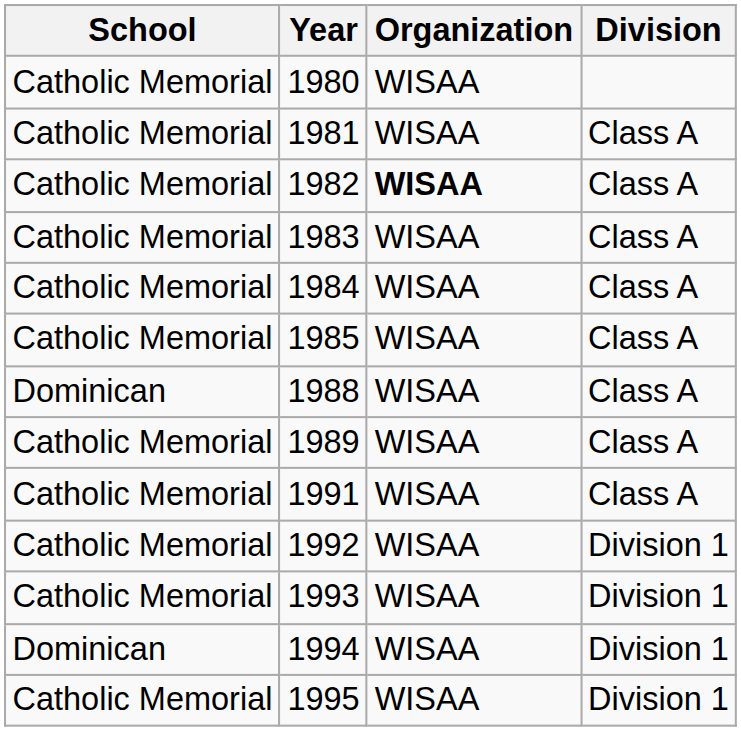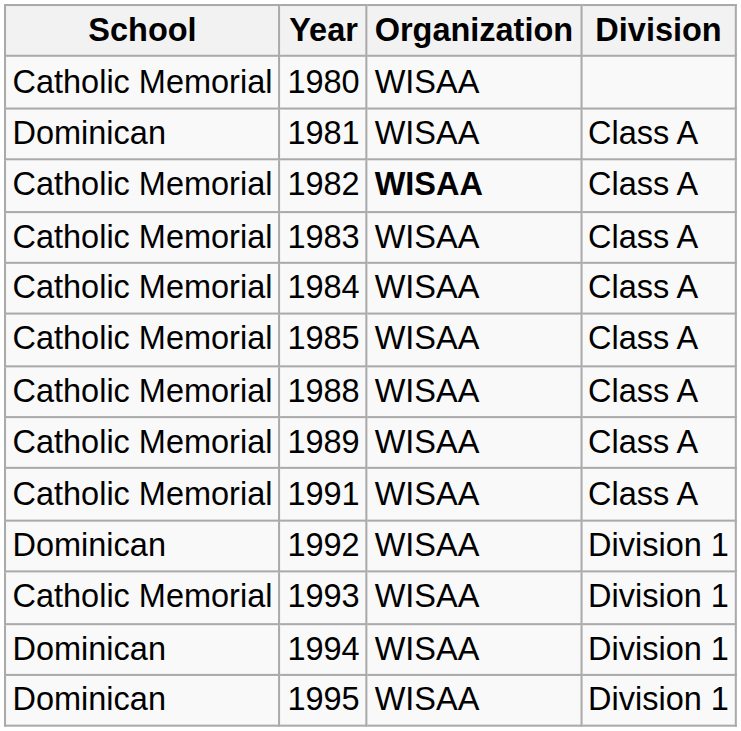(142, 133) Catholic Memorial -> (89, 133) Dominican
(89, 390) Dominican -> (142, 390) Catholic Memorial
(142, 545) Catholic Memorial -> (89, 545) Dominican
(142, 699) Catholic Memorial -> (89, 699) Dominican
